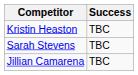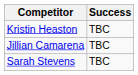rows swapped: (45, 62) <-> (41, 45)
